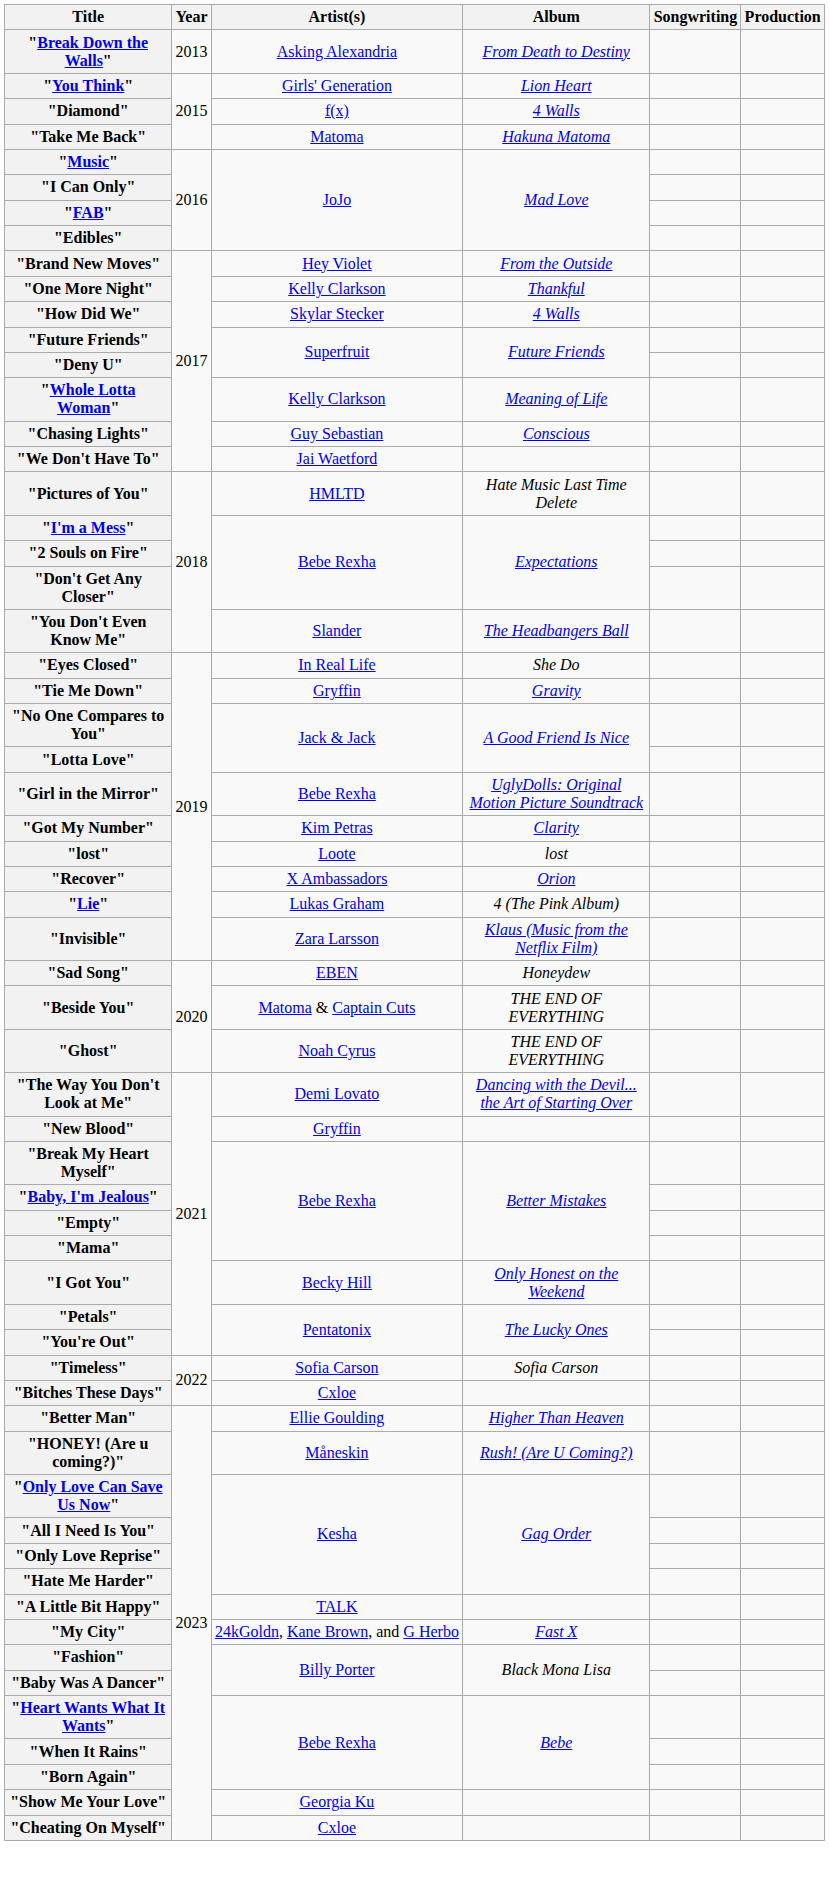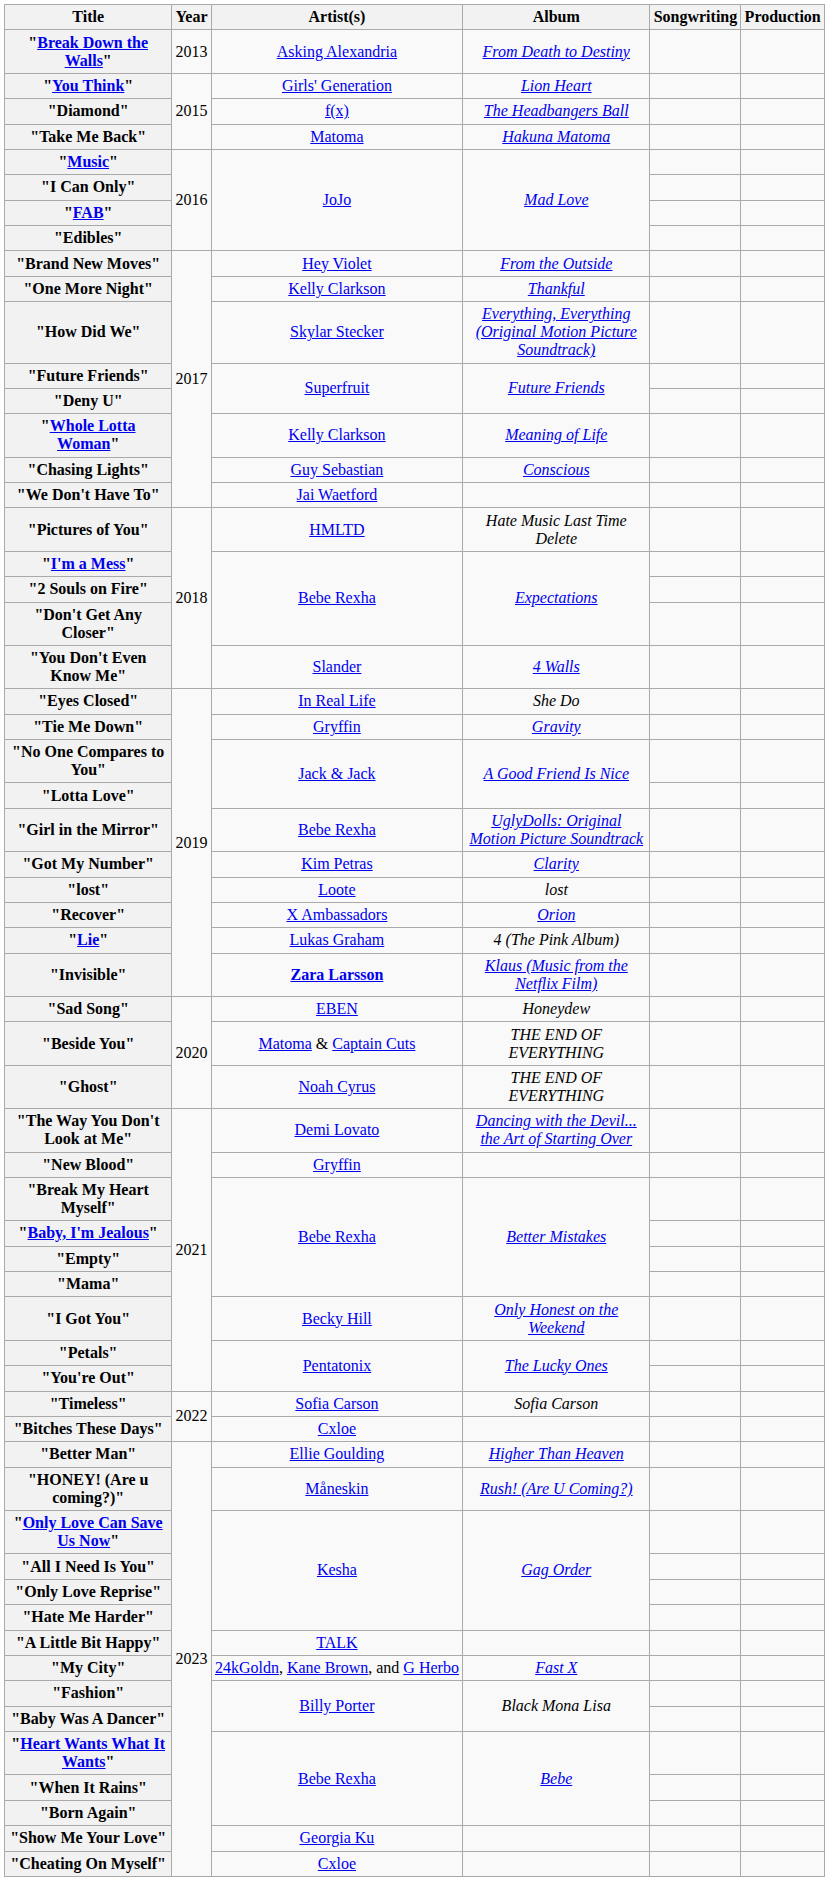(556, 111) 4 Walls -> (556, 111) The Headbangers Ball
(556, 314) 4 Walls -> (556, 332) Everything, Everything (Original Motion Picture Soundtrack)
(556, 631) The Headbangers Ball -> (556, 667) 4 Walls
(337, 938) normal -> (337, 974) bold
